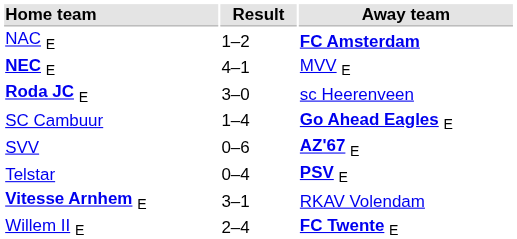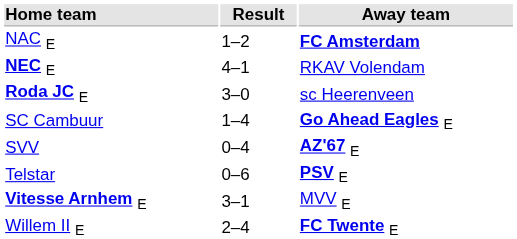(325, 67) MVV E -> (362, 67) RKAV Volendam
(236, 147) 0–6 -> (236, 147) 0–4
(236, 174) 0–4 -> (236, 174) 0–6
(362, 200) RKAV Volendam -> (325, 201) MVV E
